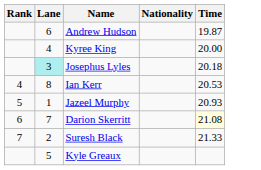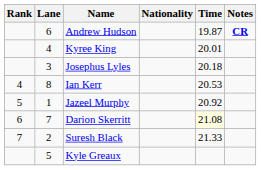+ column: (240, 13)
(210, 49) 20.00 -> (210, 49) 20.01
(49, 66) paleturquoise background -> (49, 66) no background
(210, 102) 20.93 -> (210, 102) 20.92
